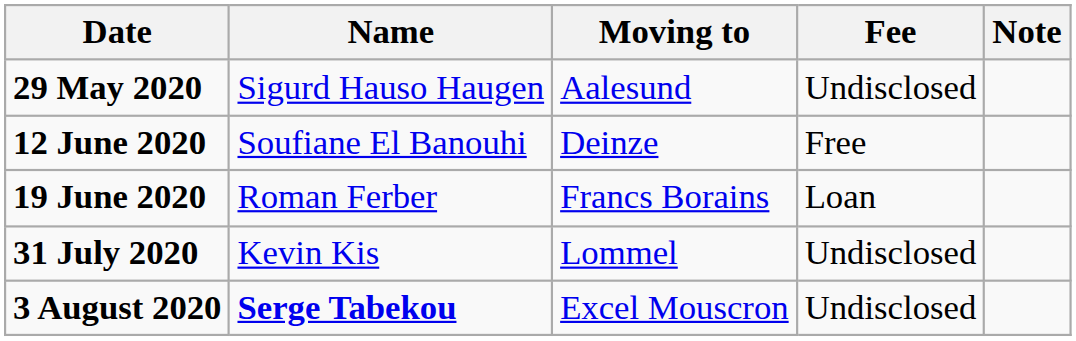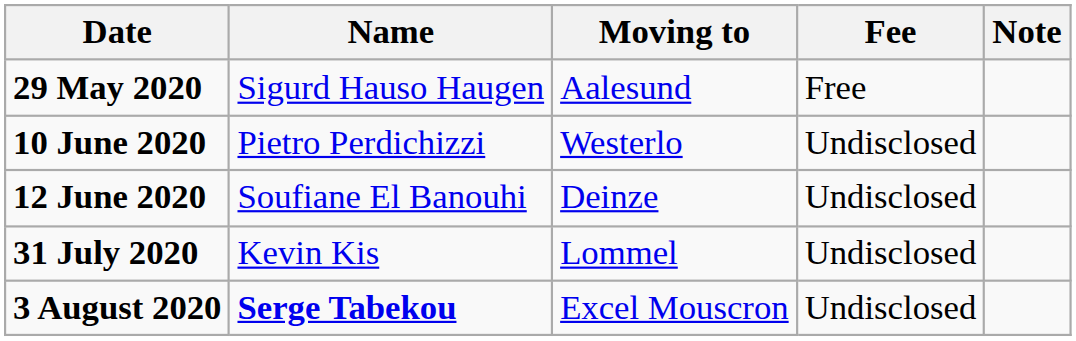(890, 87) Undisclosed -> (836, 87) Free
+ row: (110, 142)
(836, 142) Free -> (890, 197) Undisclosed
- row: (110, 197)
